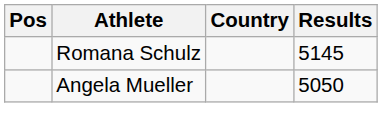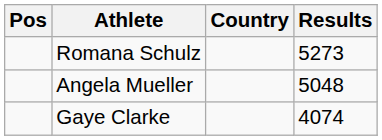(321, 53) 5145 -> (321, 53) 5273
(321, 85) 5050 -> (321, 85) 5048
+ row: (113, 118)
